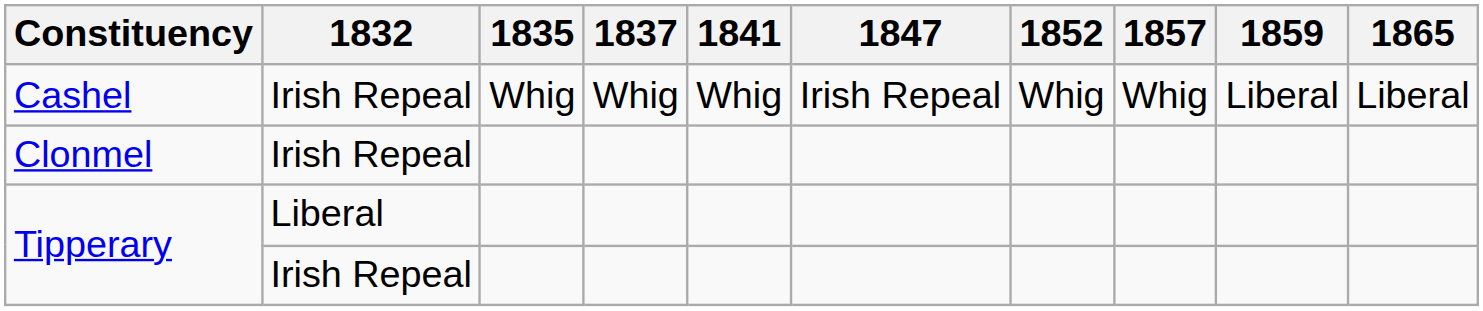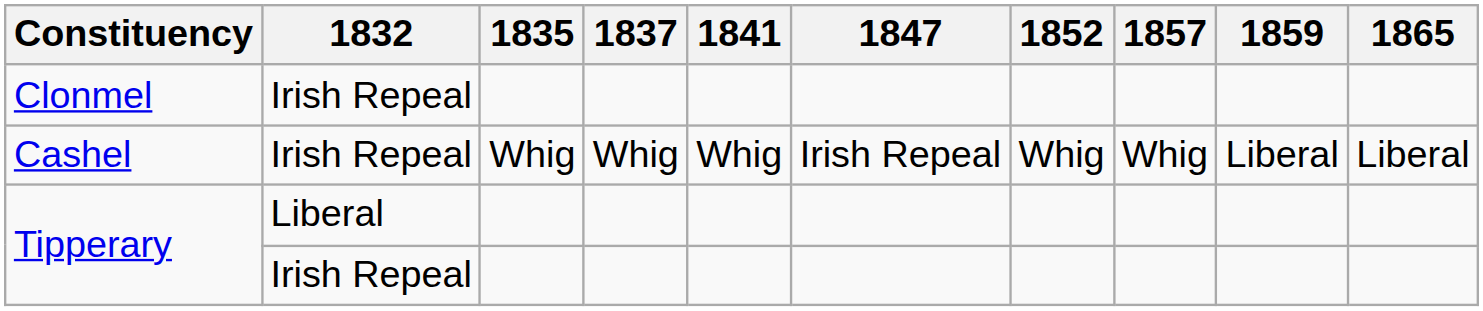rows swapped: (73, 94) <-> (83, 154)
